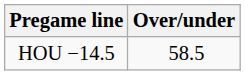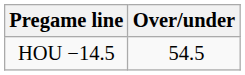(184, 53) 58.5 -> (184, 53) 54.5
